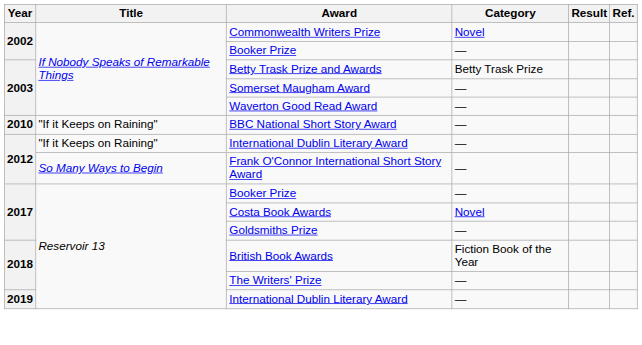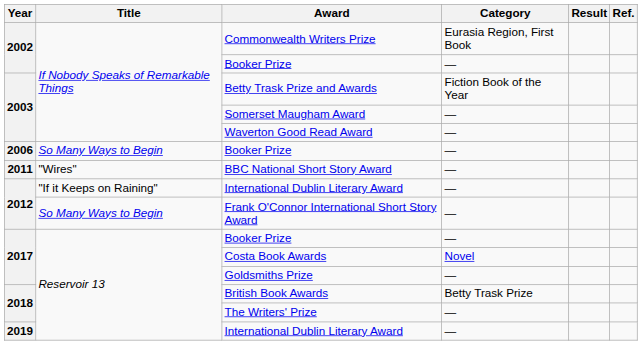(470, 32) Novel -> (499, 38) Eurasia Region, First Book
(499, 69) Betty Trask Prize -> (493, 89) Fiction Book of the Year
+ row: (20, 151)
- row: (20, 124)
+ row: (20, 169)
(503, 255) Fiction Book of the Year -> (489, 293) Betty Trask Prize
